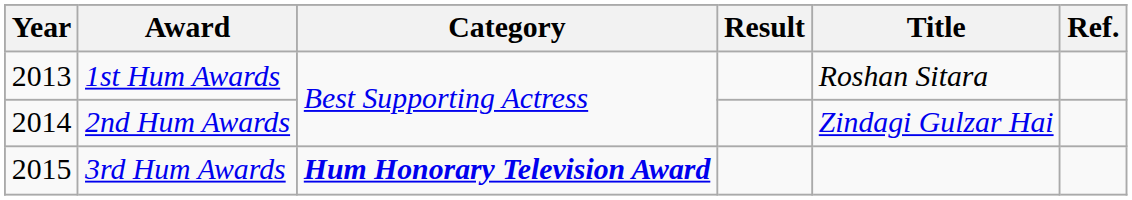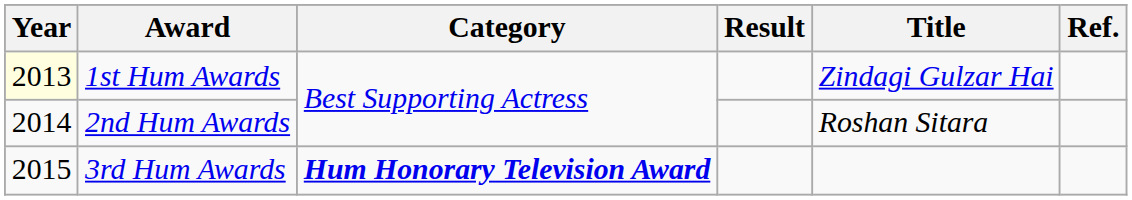(42, 75) no background -> (42, 75) lightyellow background
(904, 75) Roshan Sitara -> (936, 75) Zindagi Gulzar Hai
(936, 122) Zindagi Gulzar Hai -> (904, 122) Roshan Sitara
